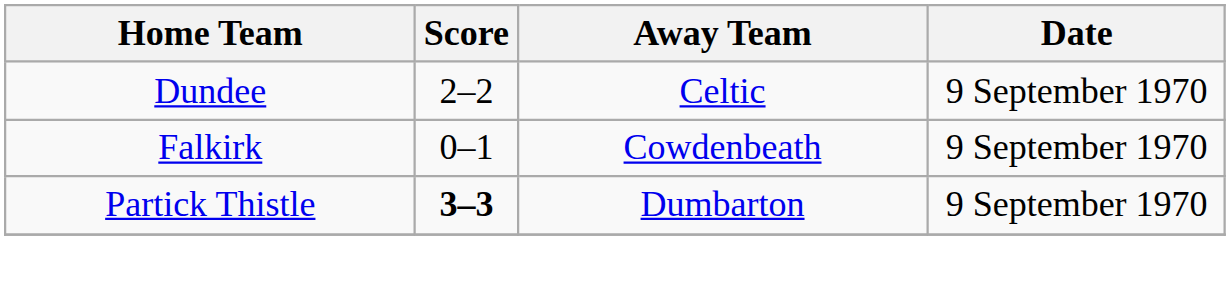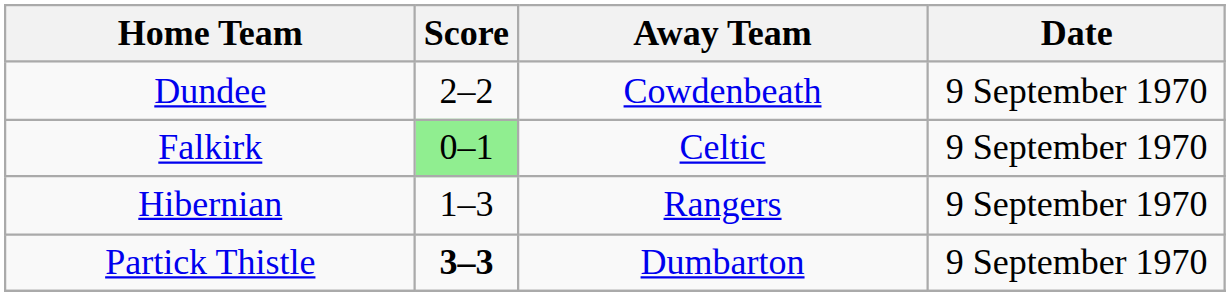(723, 90) Celtic -> (723, 90) Cowdenbeath
(466, 147) no background -> (466, 147) lightgreen background
(723, 147) Cowdenbeath -> (723, 147) Celtic
+ row: (210, 204)
